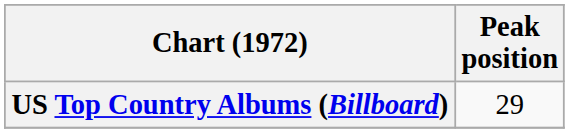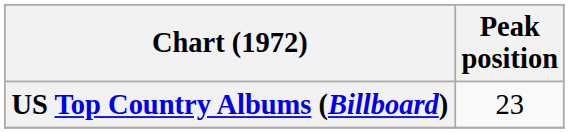(510, 104) 29 -> (510, 104) 23
